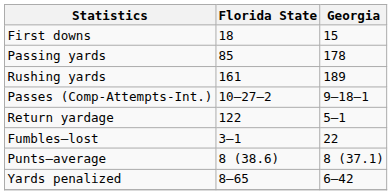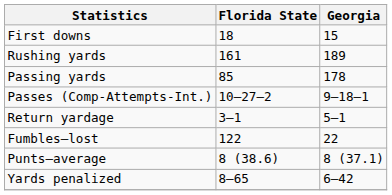rows swapped: (57, 76) <-> (57, 56)
(230, 118) 122 -> (230, 118) 3–1
(230, 138) 3–1 -> (230, 138) 122
